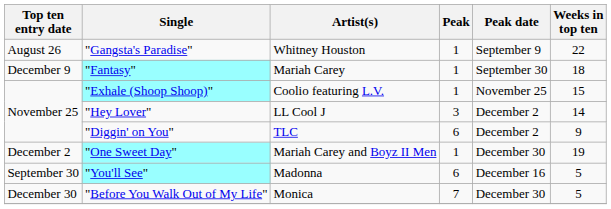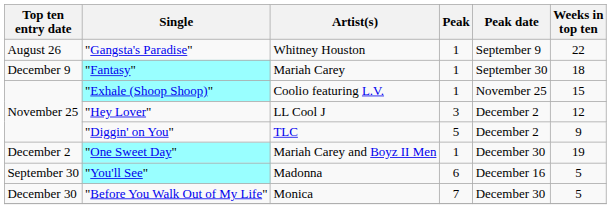(578, 111) 14 -> (578, 111) 12
(456, 132) 6 -> (456, 132) 5
